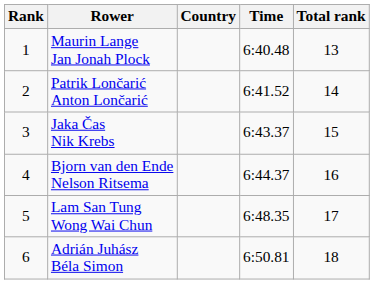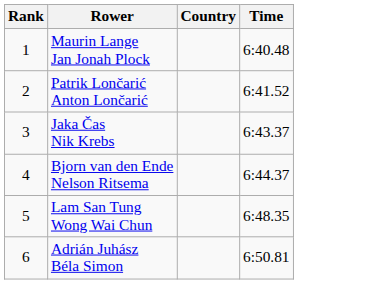- column: (331, 16)
